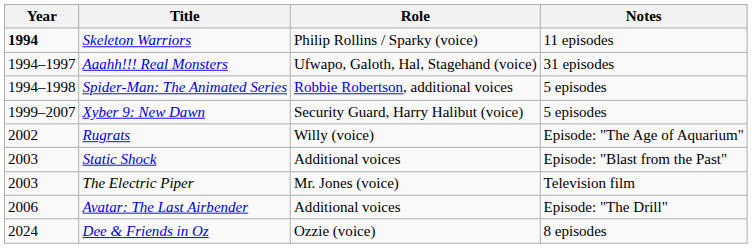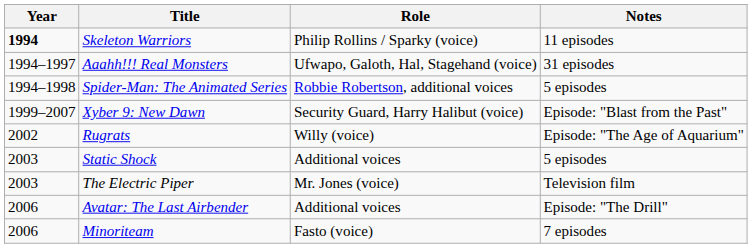(575, 111) 5 episodes -> (635, 111) Episode: "Blast from the Past"
(635, 159) Episode: "Blast from the Past" -> (575, 159) 5 episodes
+ row: (118, 231)
- row: (146, 231)
